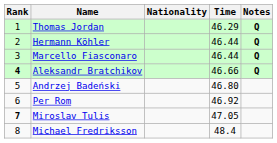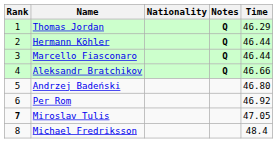columns swapped: (225, 12) <-> (257, 12)
(17, 71) bold -> (17, 71) normal
